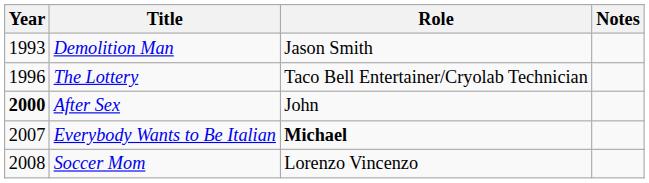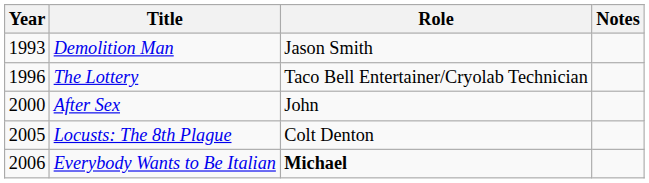(27, 105) bold -> (27, 105) normal
+ row: (143, 134)
(27, 134) 2007 -> (27, 163) 2006
- row: (100, 163)
